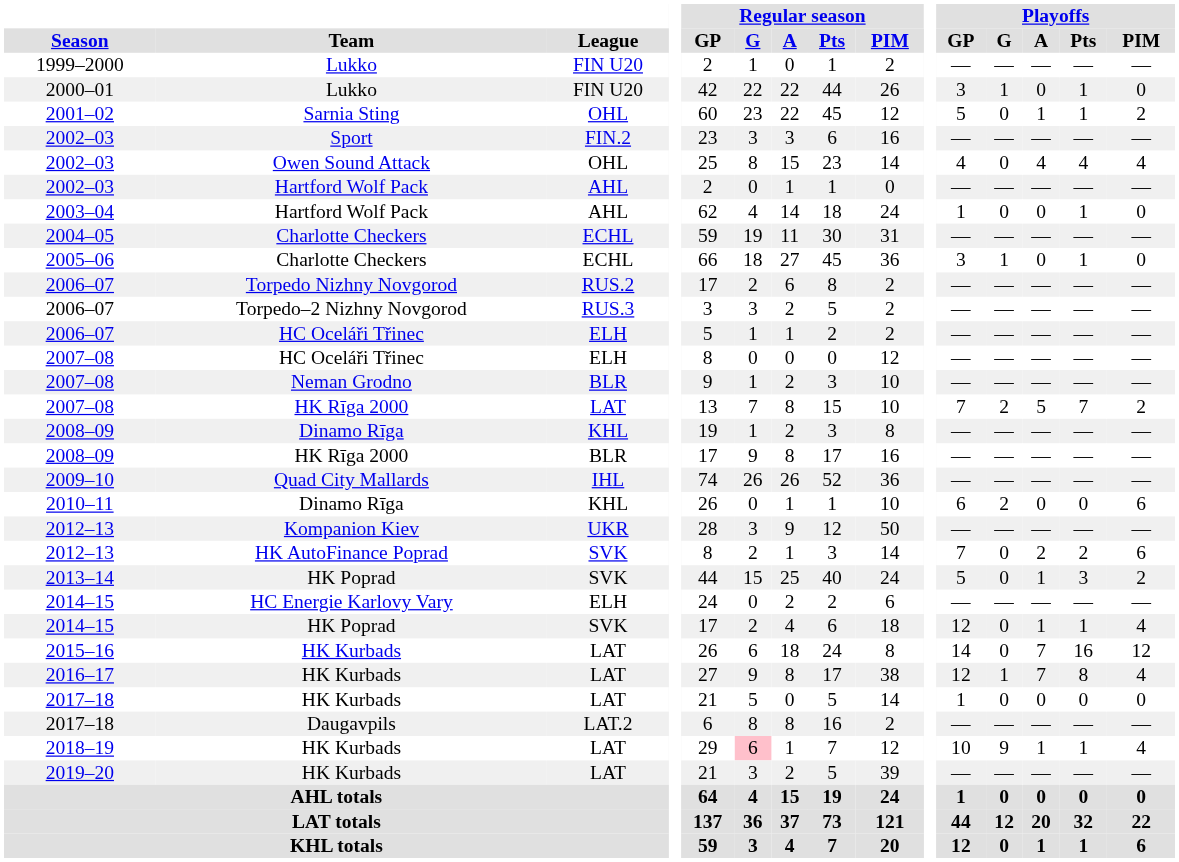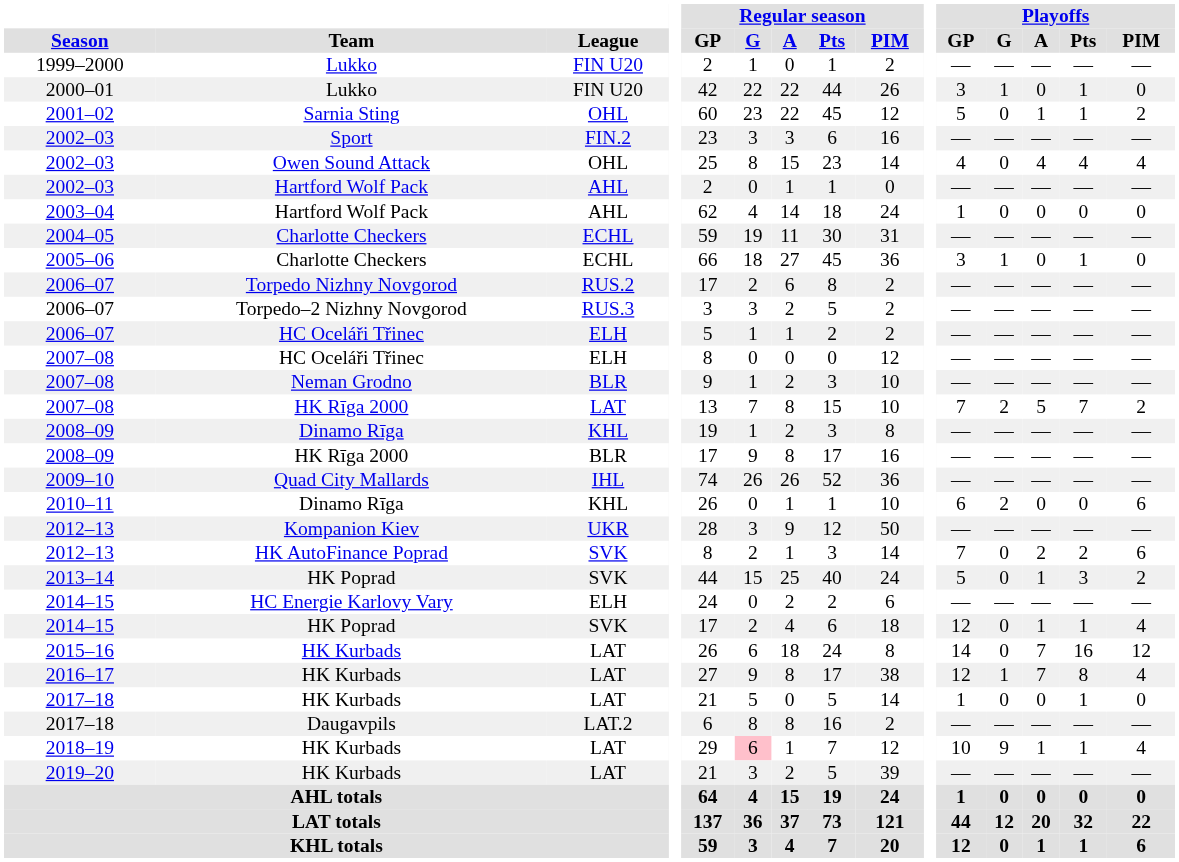(1083, 211) 1 -> (1083, 211) 0
(1083, 699) 0 -> (1083, 699) 1
